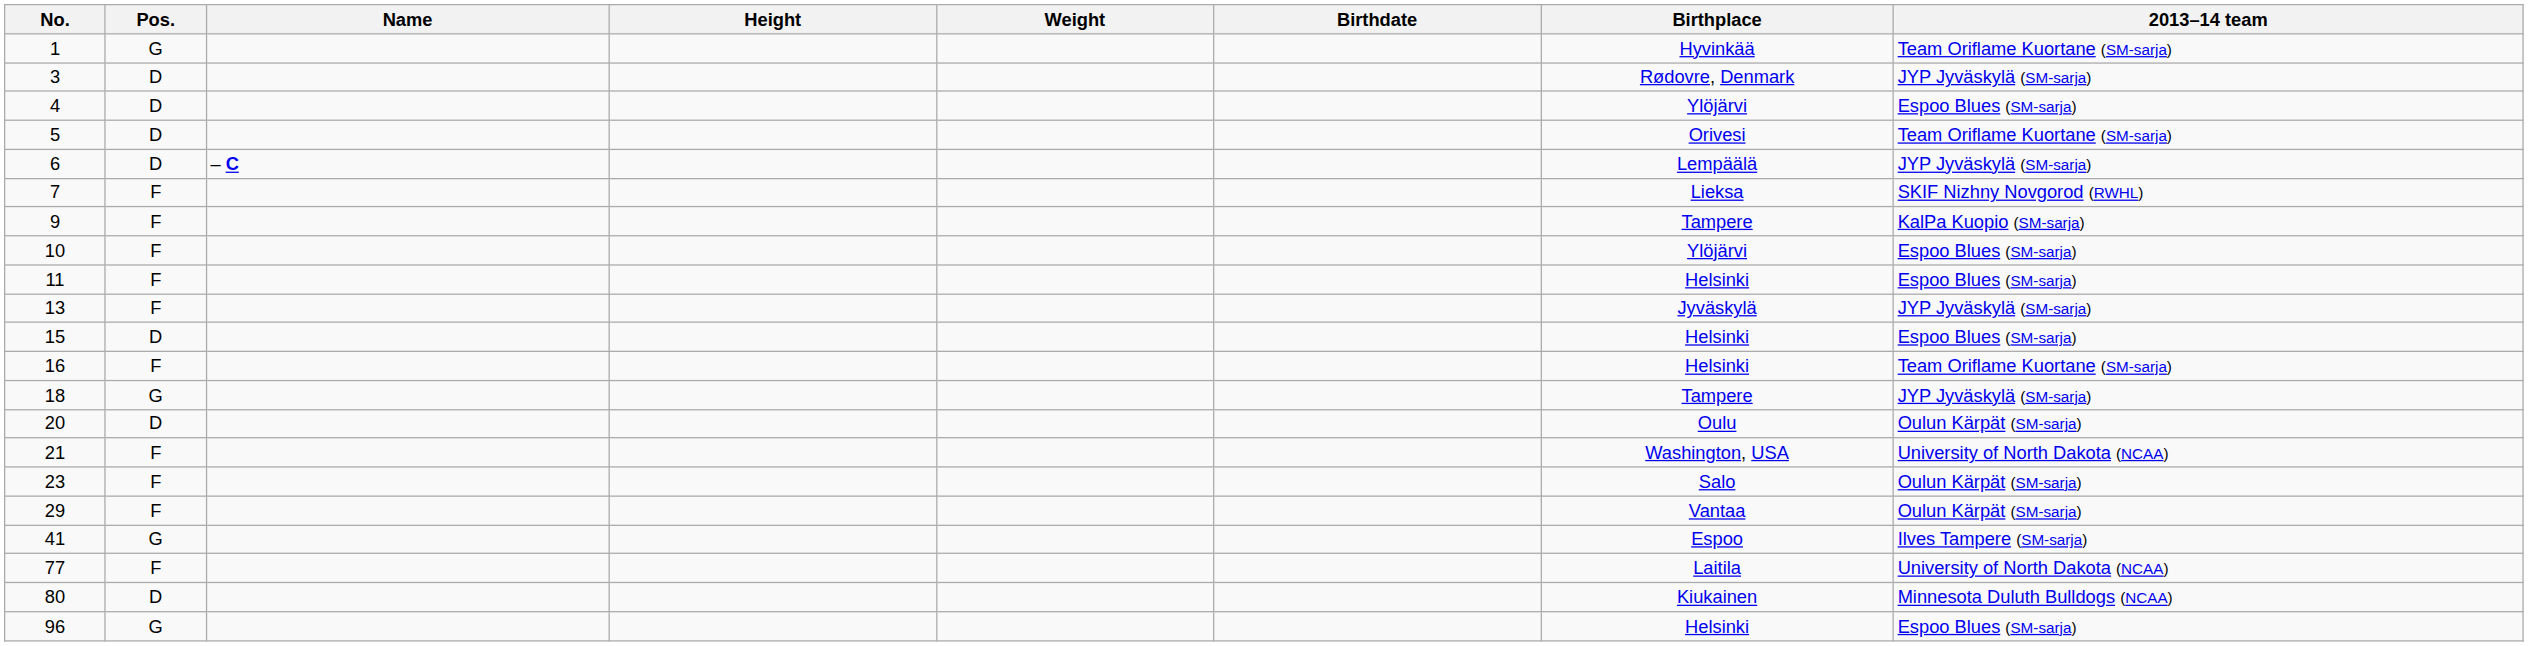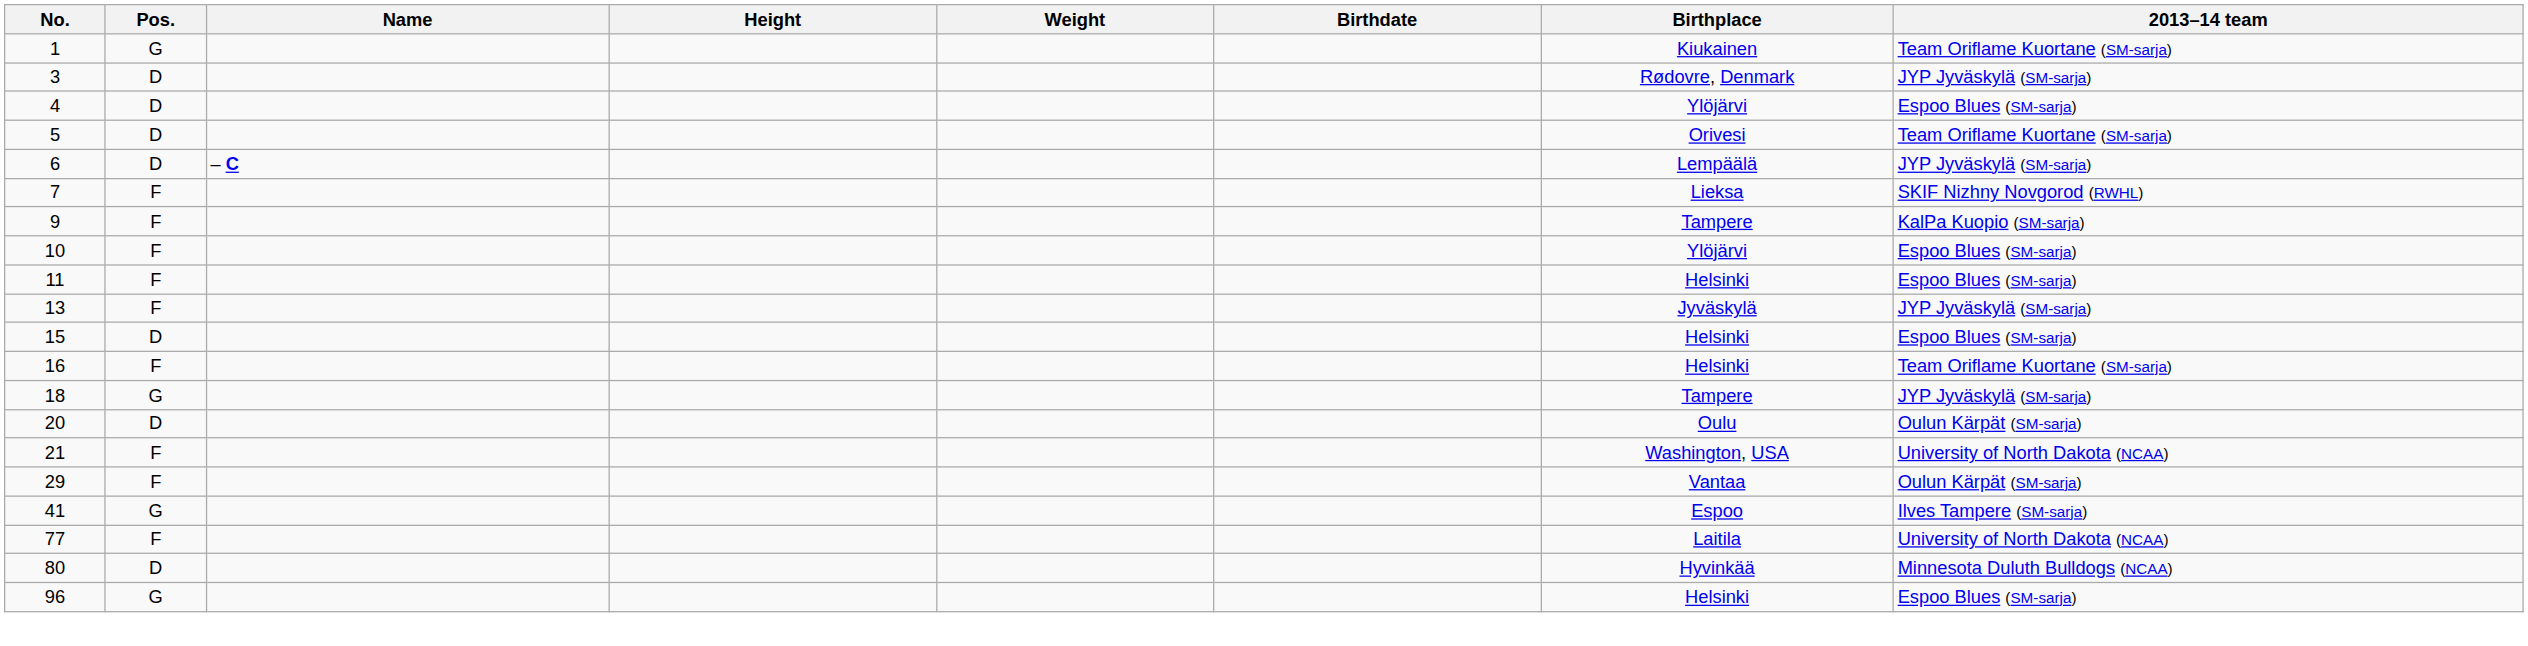(1717, 48) Hyvinkää -> (1717, 48) Kiukainen
- row: (55, 482)
(1717, 597) Kiukainen -> (1717, 568) Hyvinkää
